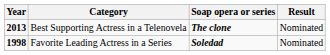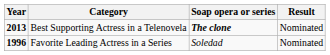(16, 43) 1998 -> (16, 43) 1996
(207, 43) bold -> (207, 43) normal
